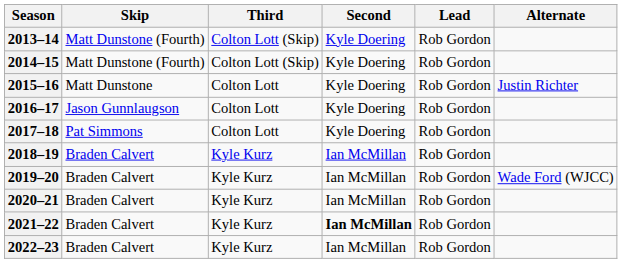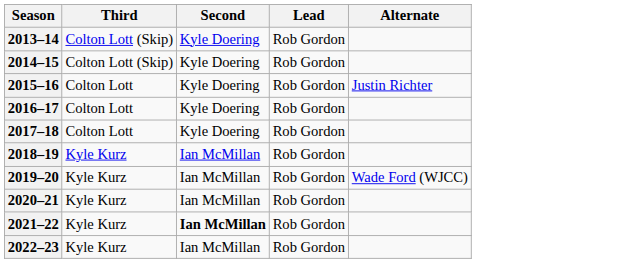- column: (135, 16)
